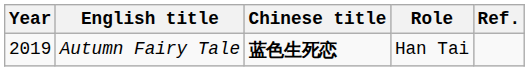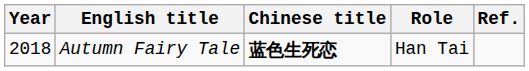(30, 50) 2019 -> (30, 50) 2018
